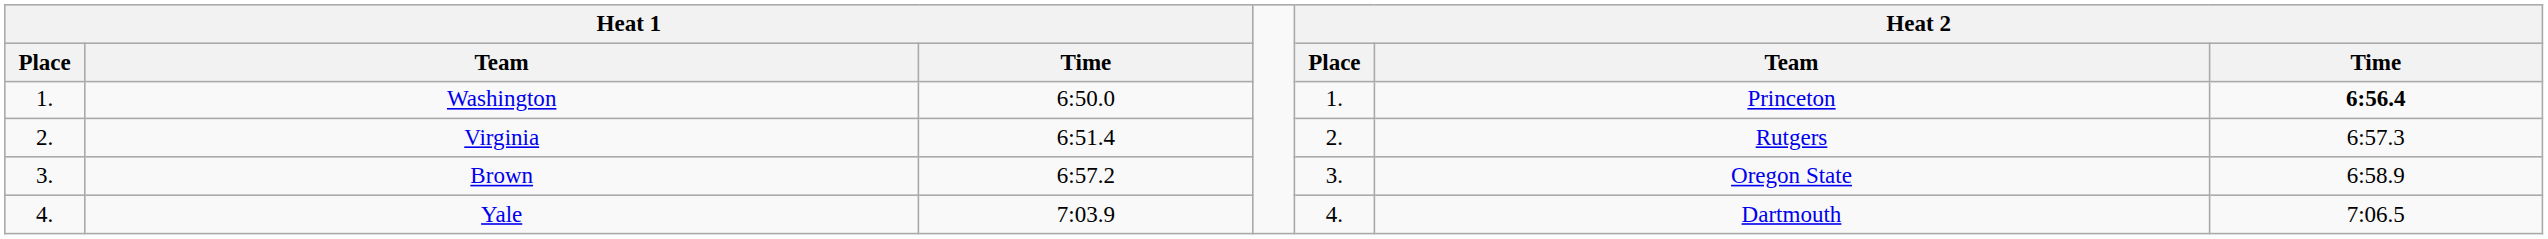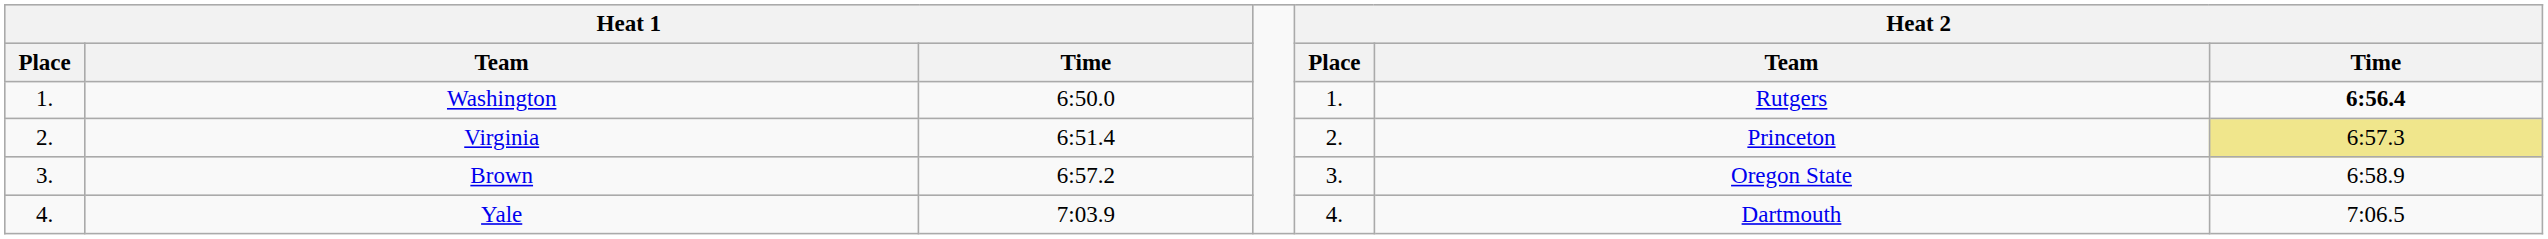(1792, 99) Princeton -> (1792, 99) Rutgers
(1792, 137) Rutgers -> (1792, 137) Princeton
(2376, 137) no background -> (2376, 137) khaki background
